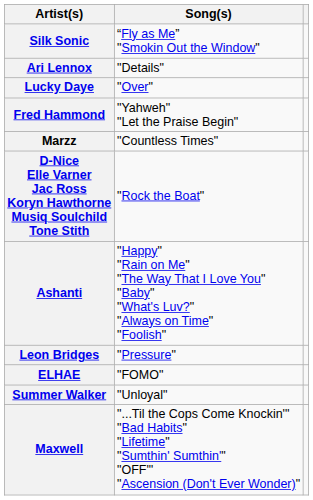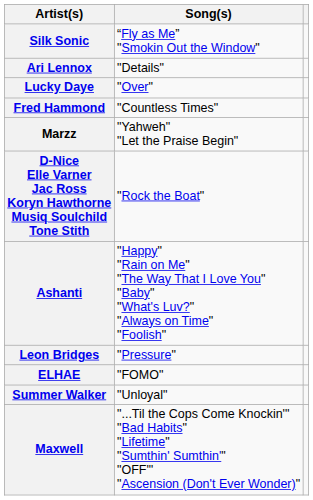(178, 114) "Yahweh" "Let the Praise Begin" -> (168, 107) "Countless Times"
(168, 141) "Countless Times" -> (178, 134) "Yahweh" "Let the Praise Begin"
